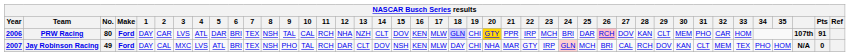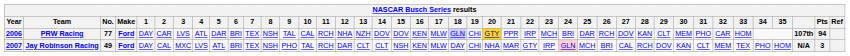(108, 34) 80 -> (108, 34) 77
(382, 34) CLT -> (382, 34) DOV
(607, 34) pink background -> (607, 34) no background
(822, 34) 91 -> (822, 34) 94
(382, 46) DOV -> (382, 46) CLT
(822, 46) 0 -> (822, 46) 3
